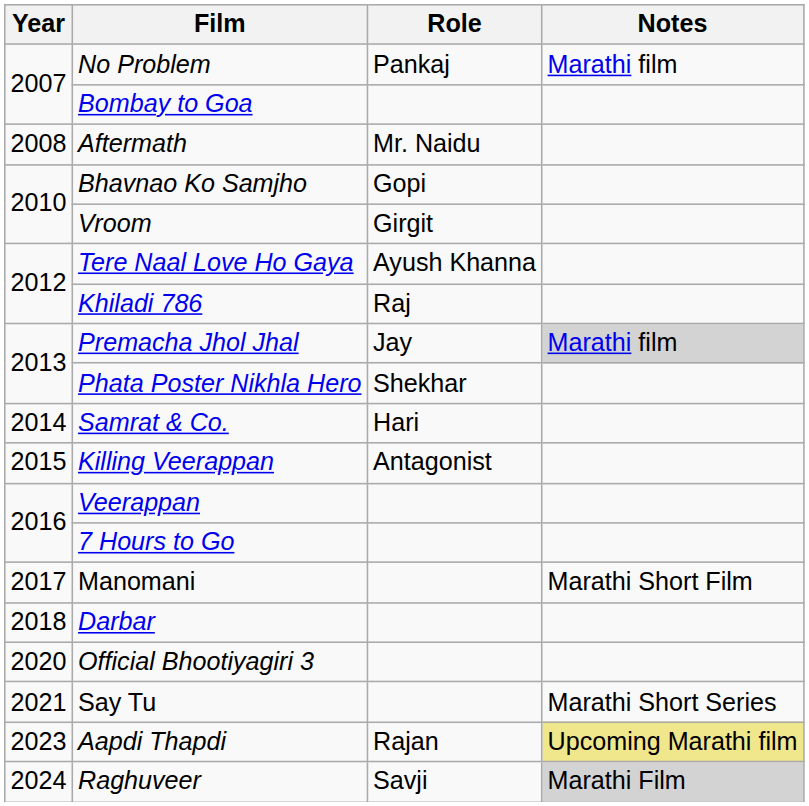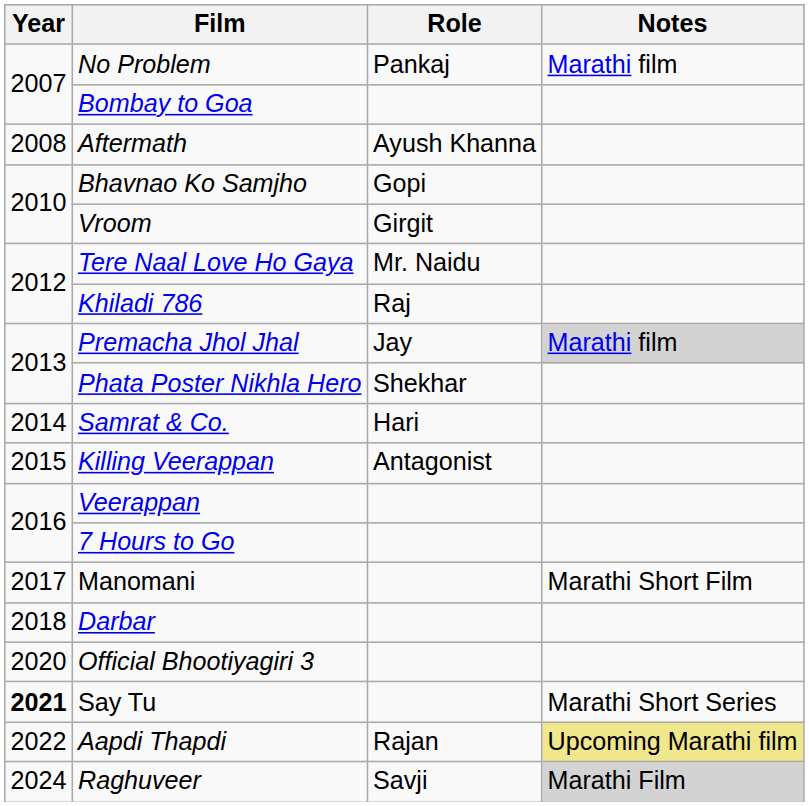(427, 143) Mr. Naidu -> (455, 143) Ayush Khanna
(455, 263) Ayush Khanna -> (427, 263) Mr. Naidu
(39, 701) normal -> (39, 701) bold
(39, 741) 2023 -> (39, 741) 2022
